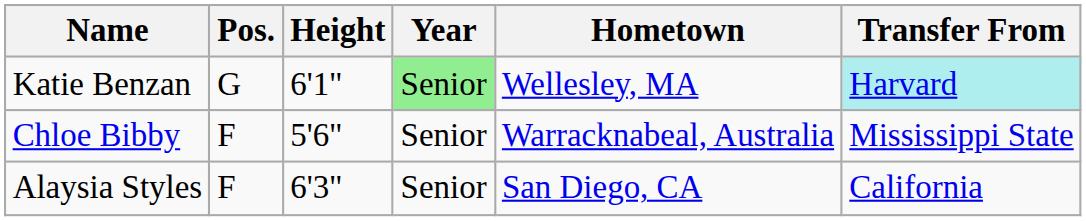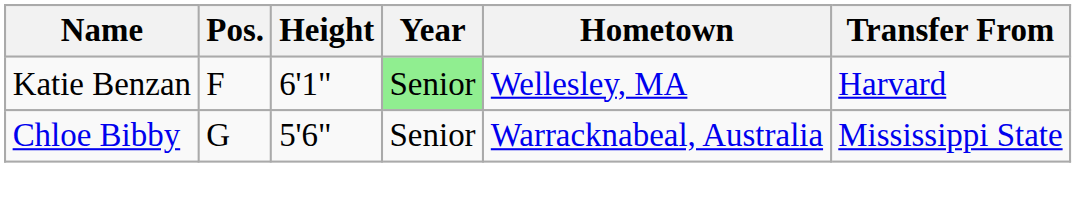(229, 82) G -> (215, 82) F
(903, 82) paleturquoise background -> (892, 82) no background
(227, 135) F -> (218, 135) G
- row: (107, 187)
